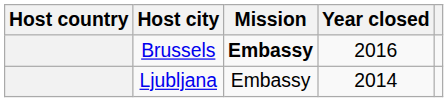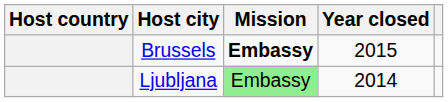(376, 50) 2016 -> (376, 50) 2015
(271, 81) no background -> (271, 81) lightgreen background
